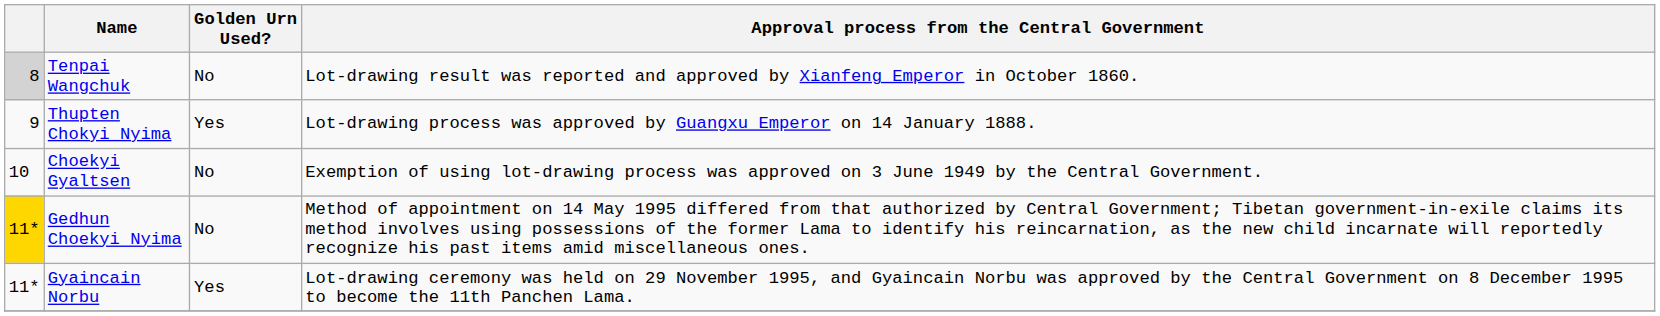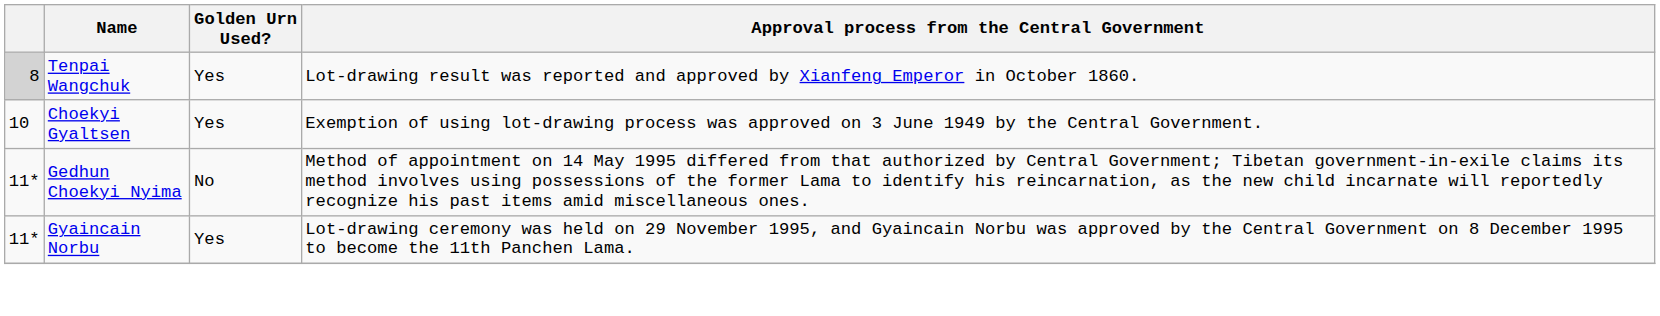(204, 76) No -> (210, 76) Yes
- row: (110, 124)
(204, 172) No -> (210, 124) Yes
(24, 230) gold background -> (24, 182) no background
